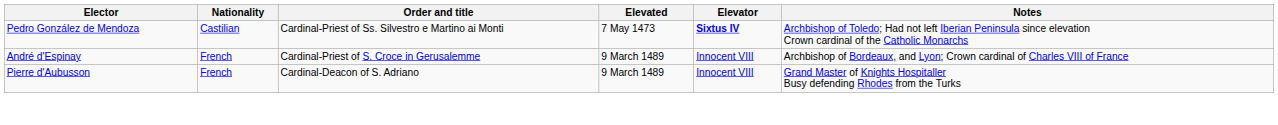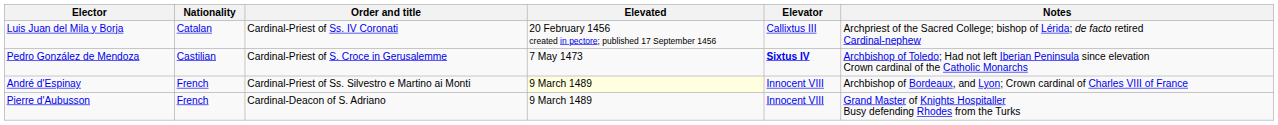+ row: (65, 28)
(392, 28) Cardinal-Priest of Ss. Silvestro e Martino ai Monti -> (347, 56) Cardinal-Priest of S. Croce in Gerusalemme
(380, 56) Cardinal-Priest of S. Croce in Gerusalemme -> (359, 84) Cardinal-Priest of Ss. Silvestro e Martino ai Monti
(633, 56) no background -> (561, 84) lightyellow background
